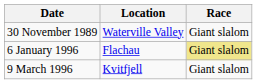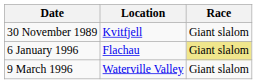(143, 32) Waterville Valley -> (122, 32) Kvitfjell
(122, 69) Kvitfjell -> (143, 69) Waterville Valley
